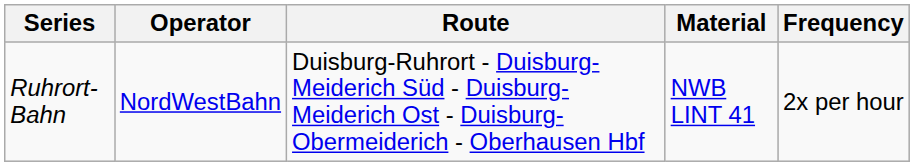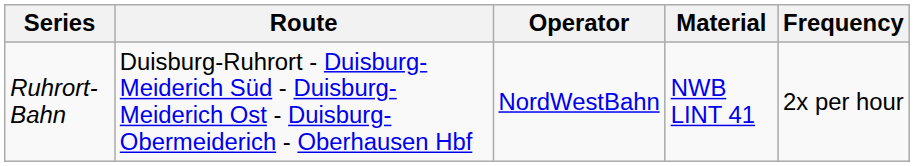columns swapped: (200, 23) <-> (476, 23)
